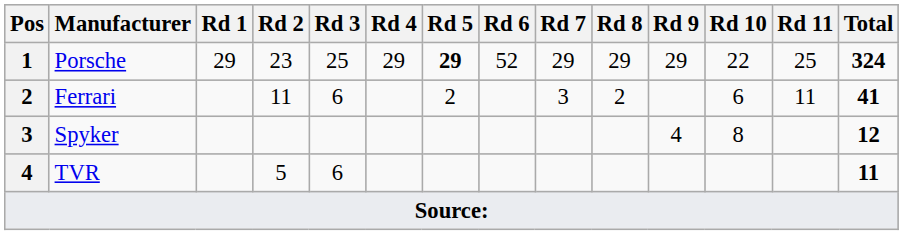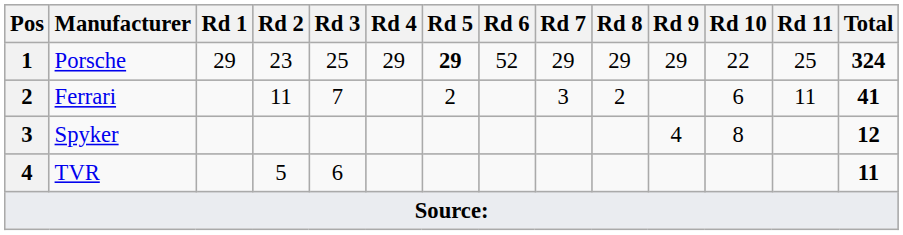(337, 98) 6 -> (337, 98) 7
